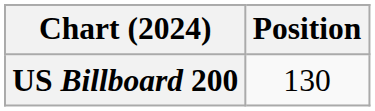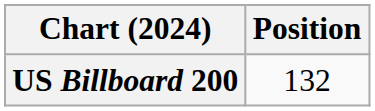(307, 79) 130 -> (307, 79) 132
